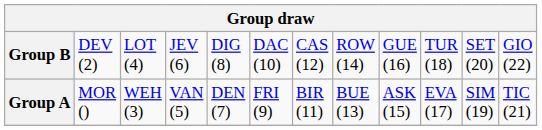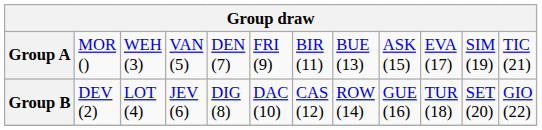rows swapped: (39, 101) <-> (39, 54)
